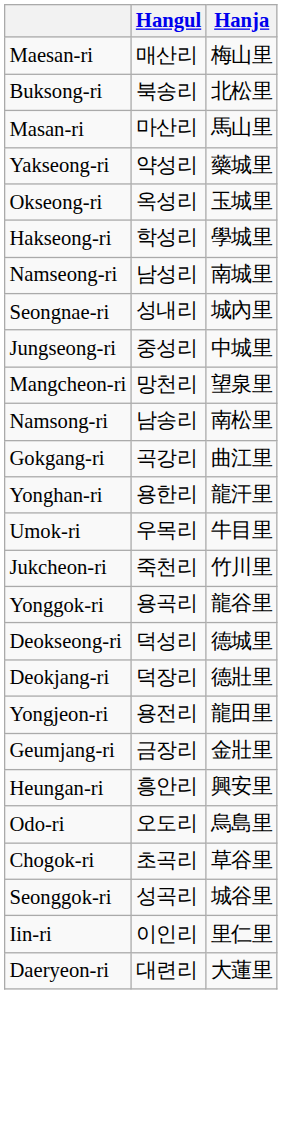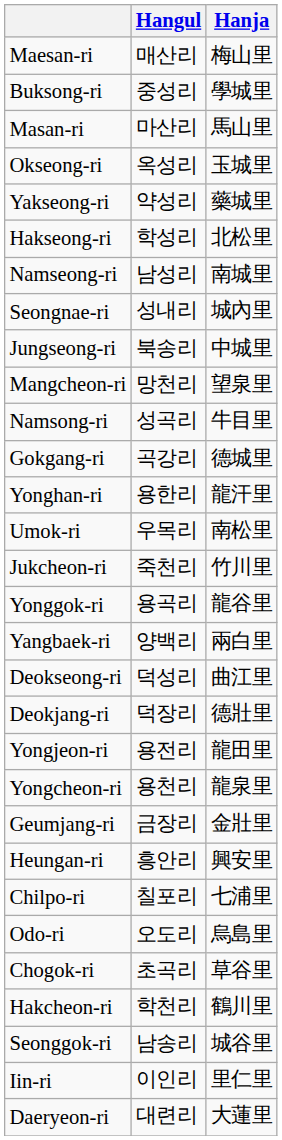(167, 91) 북송리 -> (167, 91) 중성리
(242, 91) 北松里 -> (242, 91) 學城里
rows swapped: (56, 201) <-> (59, 165)
(242, 237) 學城里 -> (242, 237) 北松里
(167, 347) 중성리 -> (167, 347) 북송리
(167, 420) 남송리 -> (167, 420) 성곡리
(242, 420) 南松里 -> (242, 420) 牛目里
(242, 457) 曲江里 -> (242, 457) 德城里
(242, 530) 牛目里 -> (242, 530) 南松里
+ row: (60, 641)
(242, 640) 德城里 -> (242, 677) 曲江里
+ row: (66, 787)
+ row: (47, 897)
+ row: (61, 1007)
(167, 896) 성곡리 -> (167, 1043) 남송리
